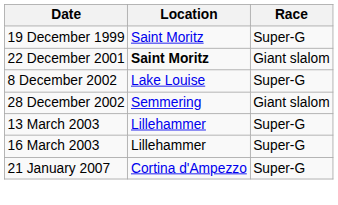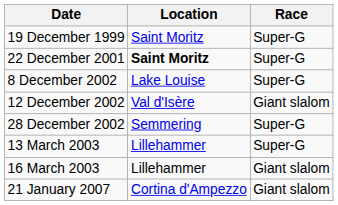(291, 59) Giant slalom -> (279, 59) Super-G
+ row: (66, 102)
(291, 102) Giant slalom -> (279, 124) Super-G
(279, 146) Super-G -> (291, 168) Giant slalom
(279, 168) Super-G -> (291, 189) Giant slalom
